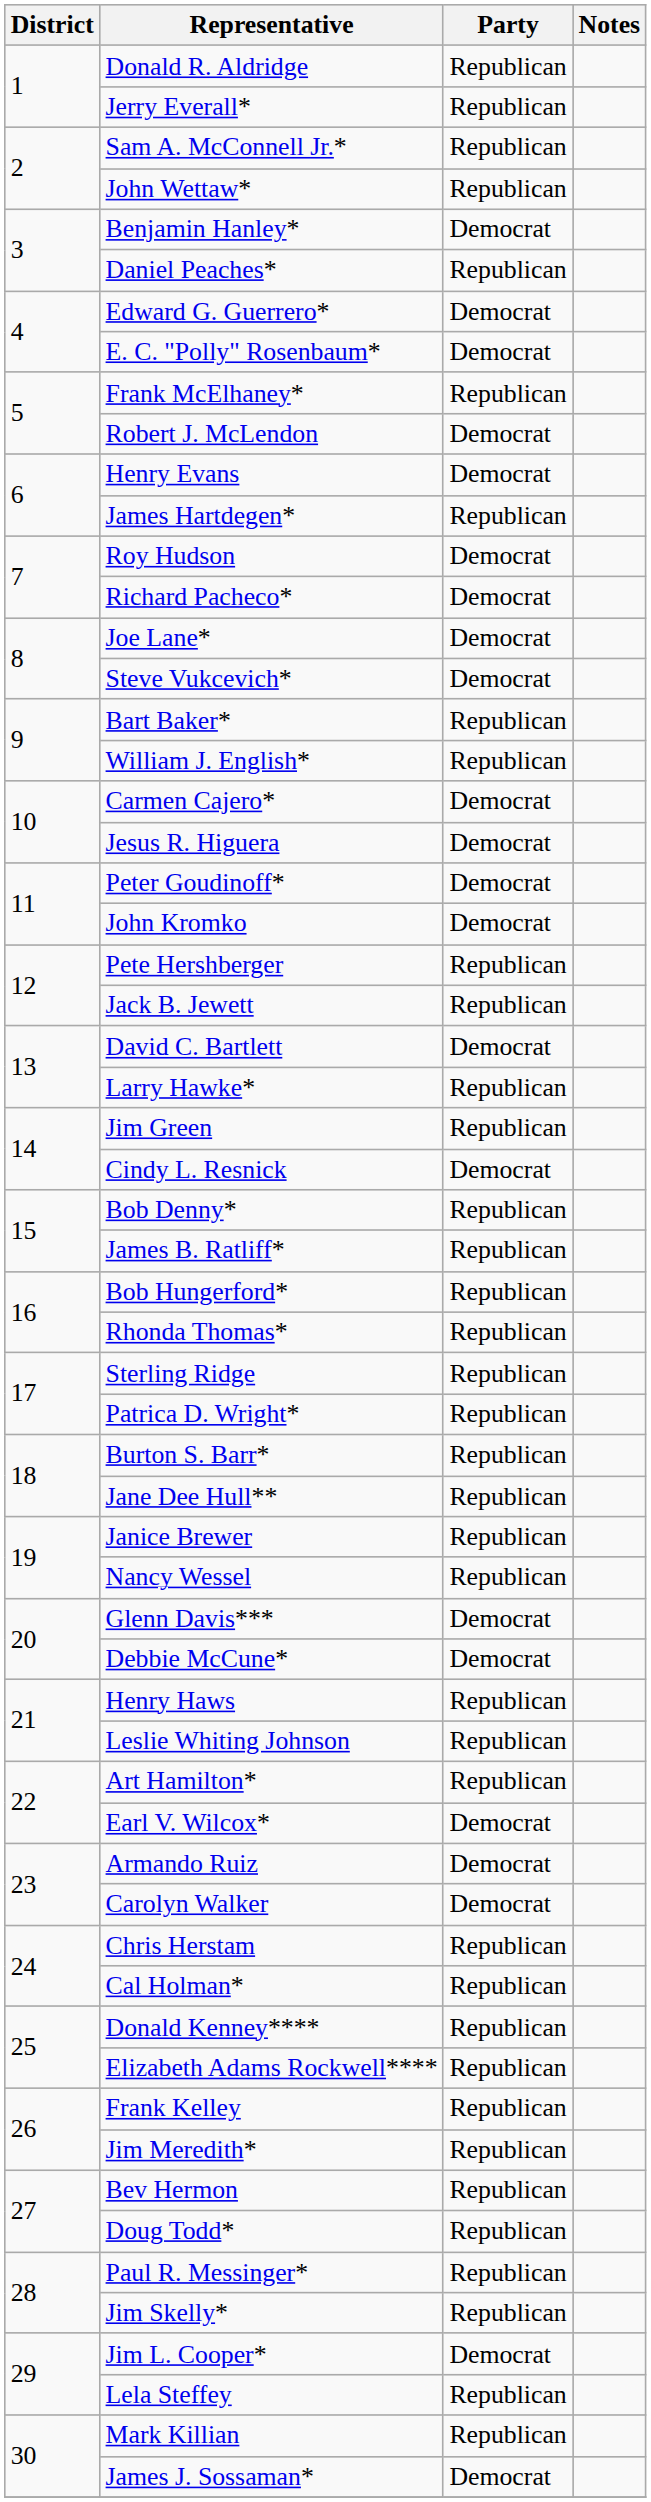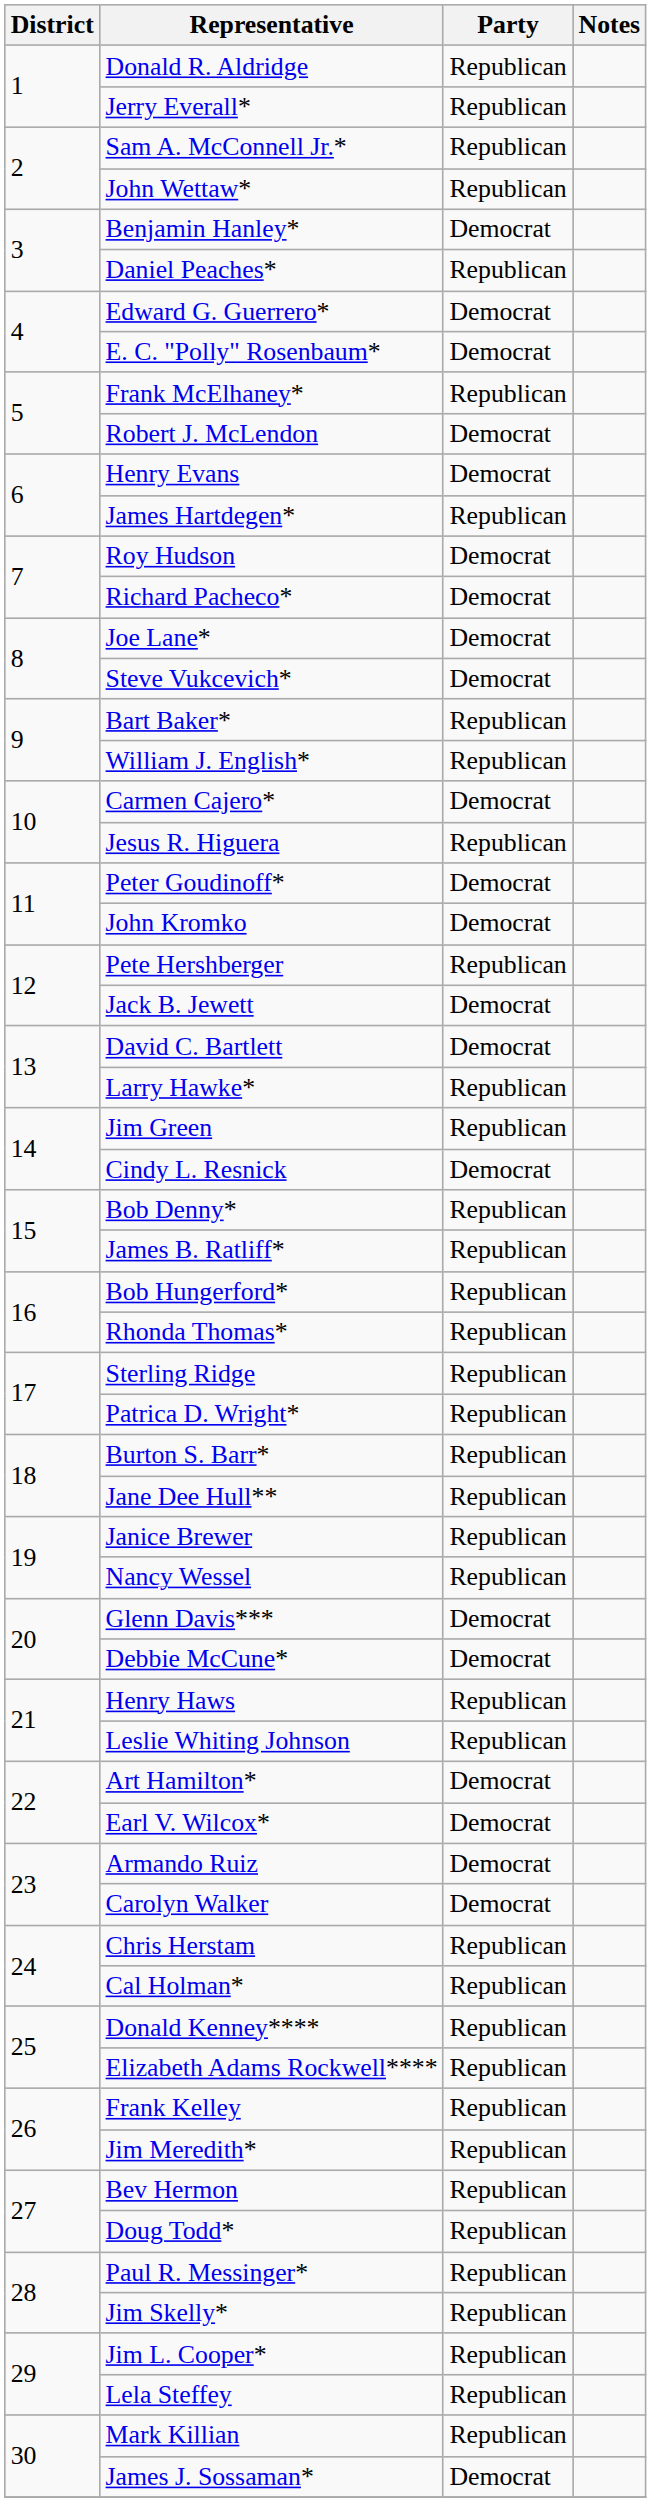(500, 842) Democrat -> (508, 842) Republican
(508, 1005) Republican -> (500, 1005) Democrat
(508, 1781) Republican -> (500, 1781) Democrat
(500, 2353) Democrat -> (508, 2353) Republican
